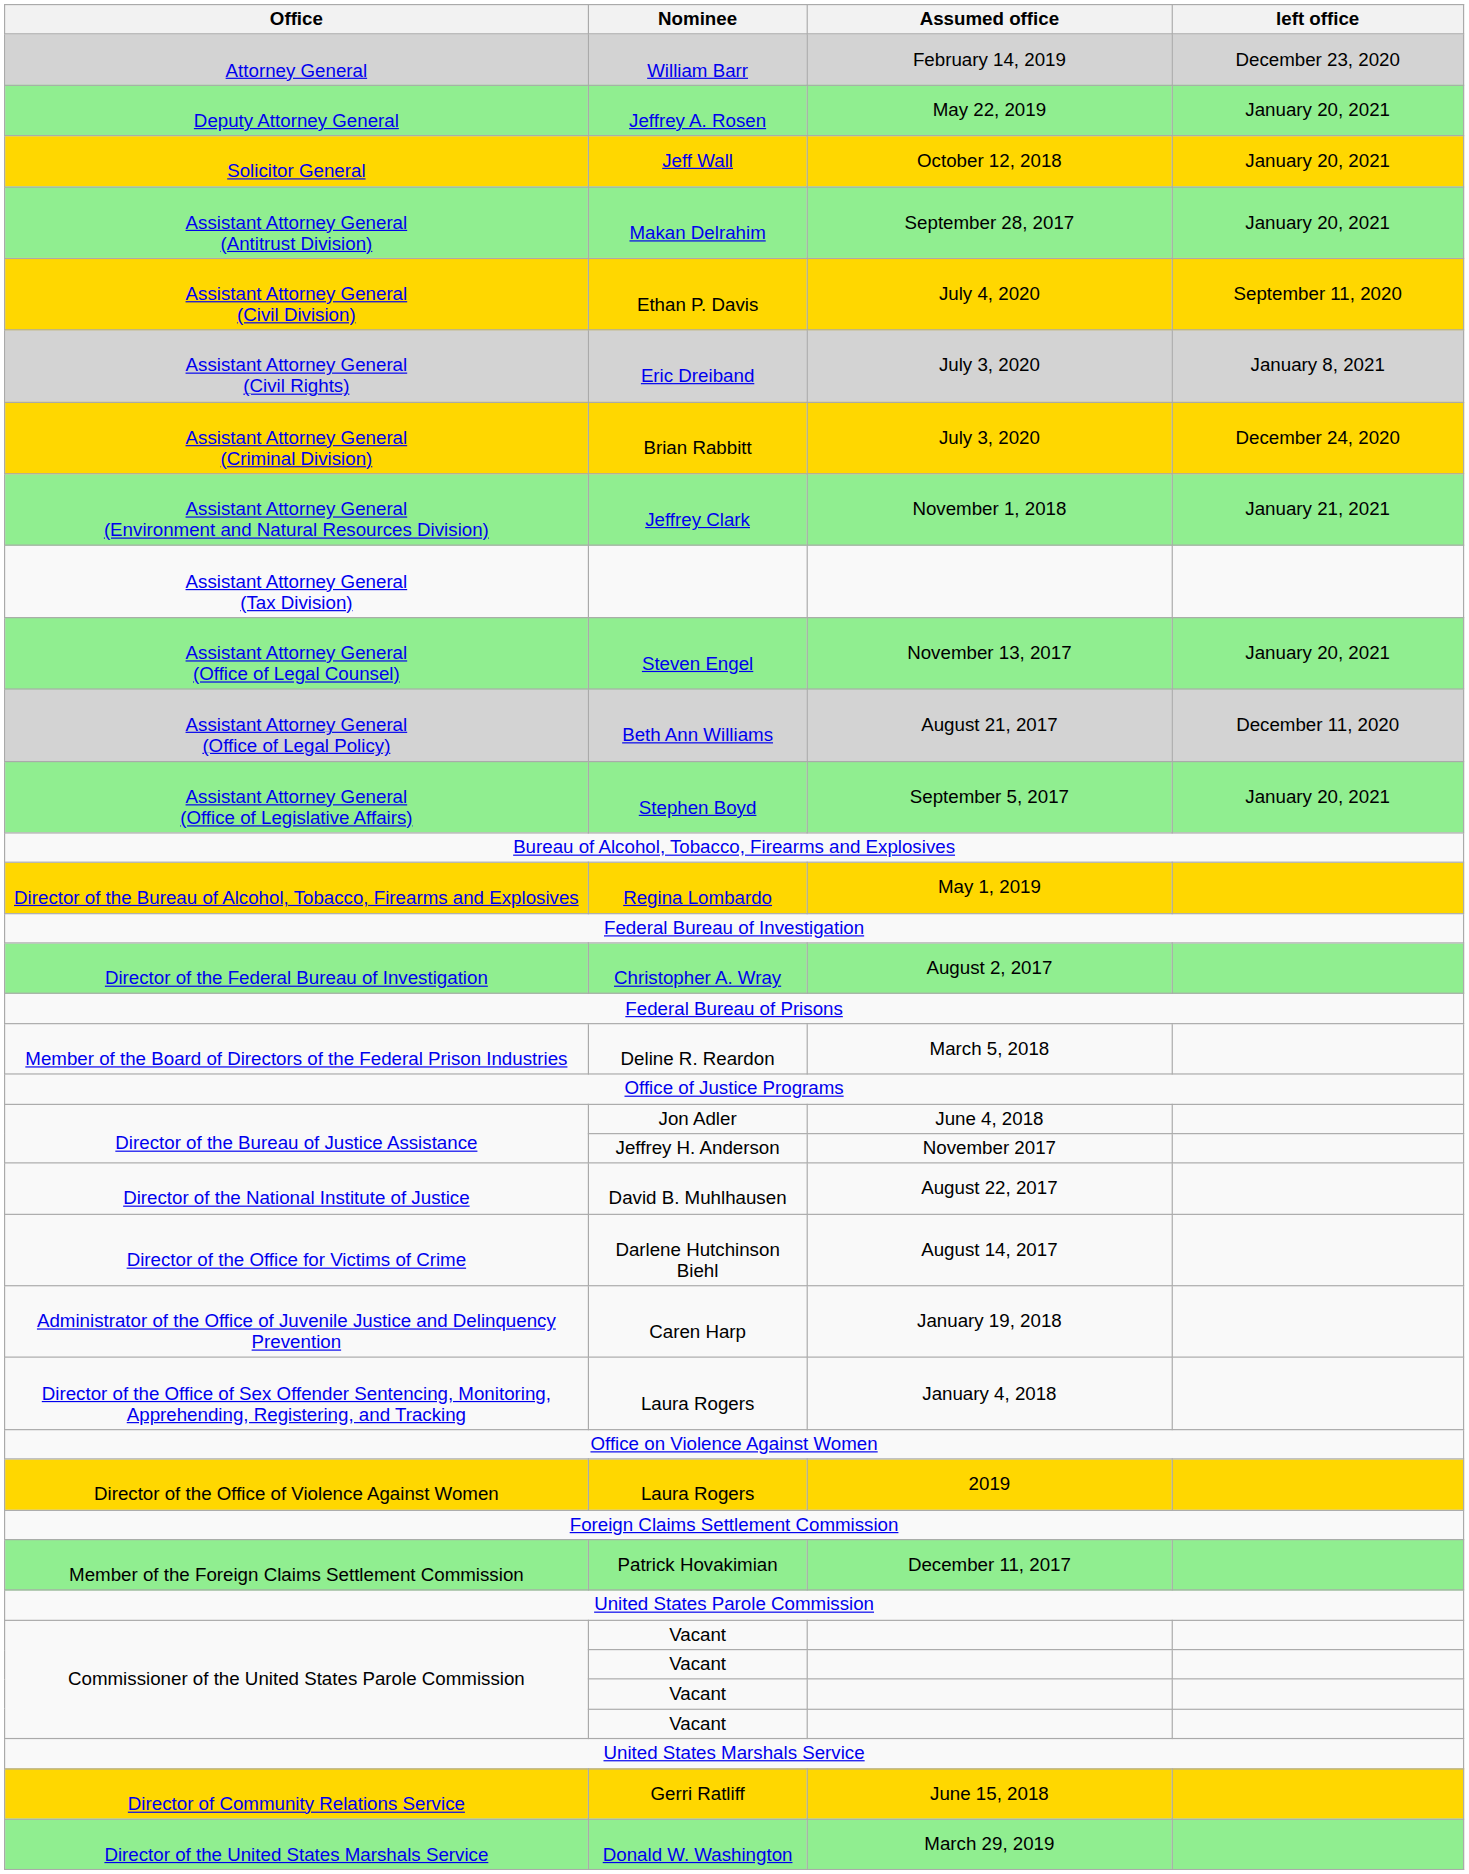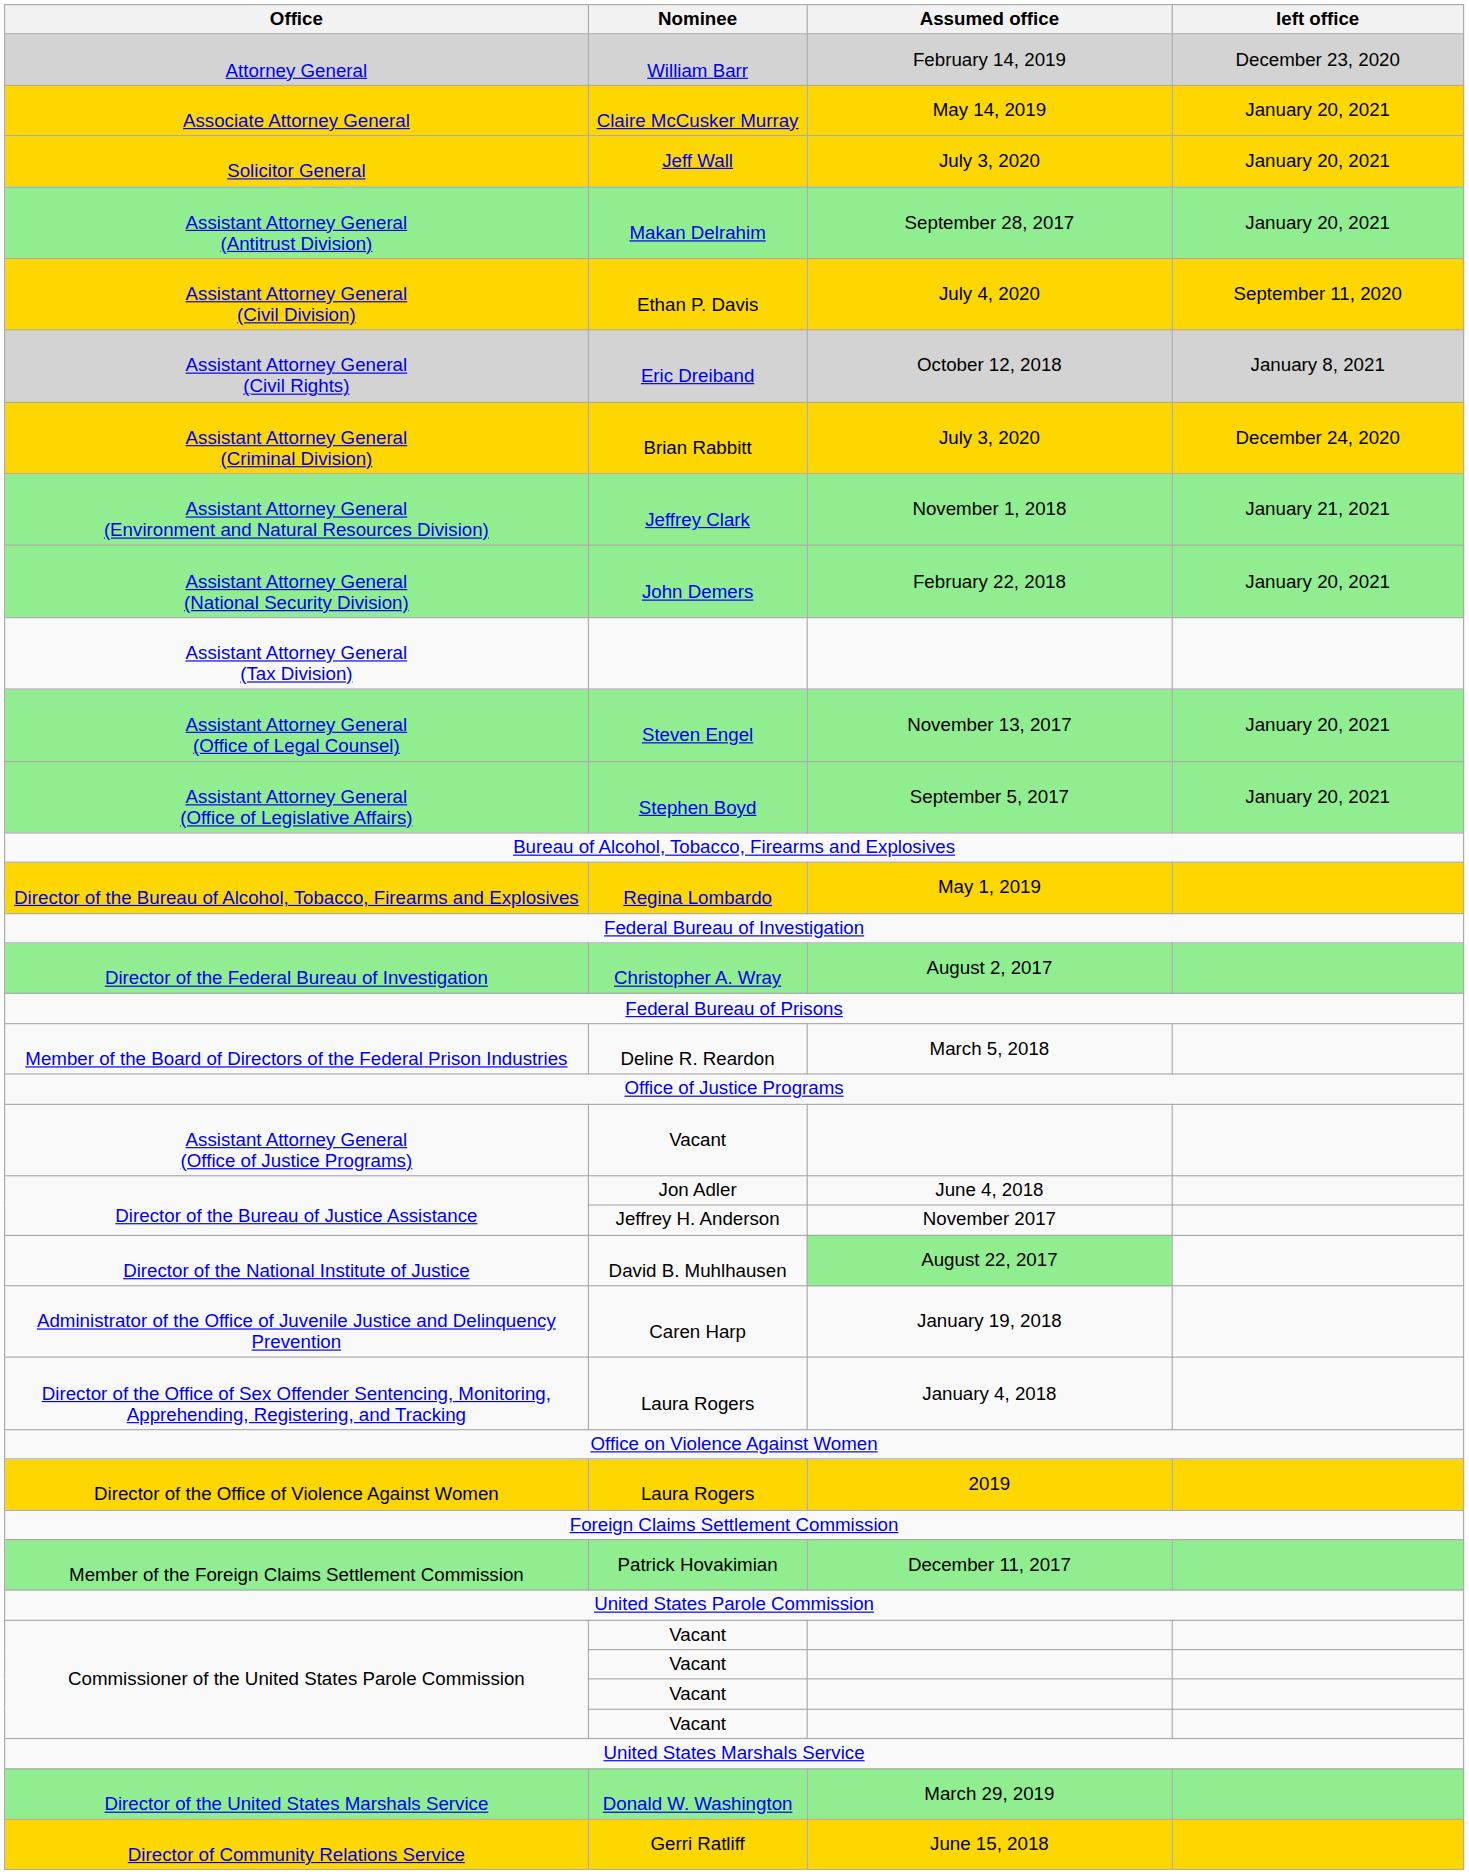- row: (296, 120)
+ row: (296, 120)
(989, 161) October 12, 2018 -> (989, 161) July 3, 2020
(989, 365) July 3, 2020 -> (989, 365) October 12, 2018
+ row: (296, 591)
- row: (296, 735)
+ row: (296, 1150)
(989, 1188) no background -> (989, 1260) lightgreen background
- row: (296, 1260)
rows swapped: (296, 1854) <-> (296, 1804)
